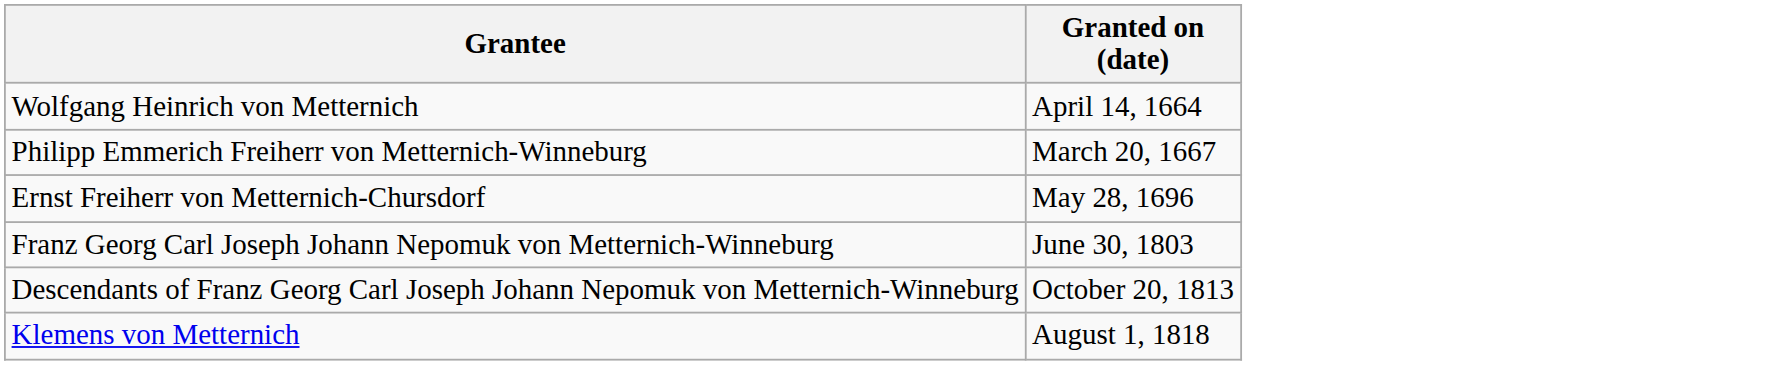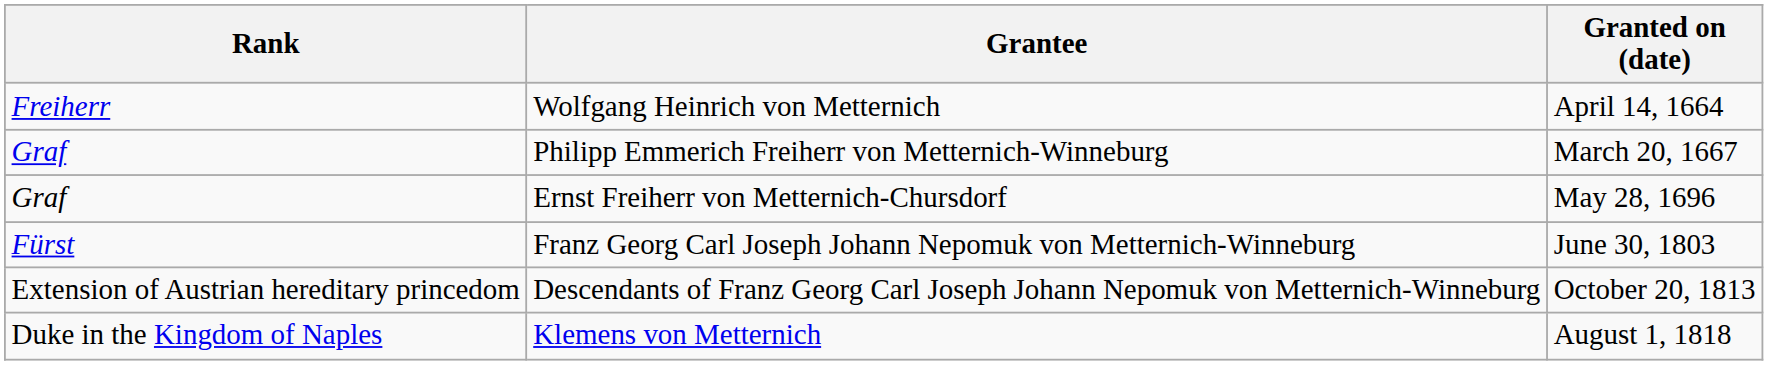+ column: (266, 43)
